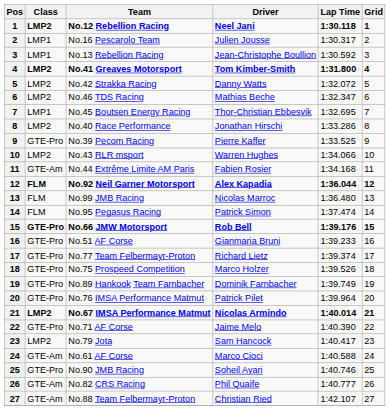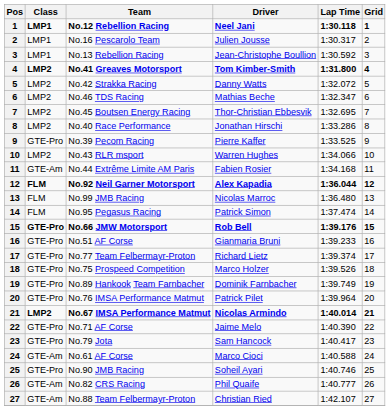(39, 26) LMP2 -> (39, 26) LMP1
(39, 112) LMP1 -> (39, 112) LMP2
(39, 342) LMP2 -> (45, 342) GTE-Pro
